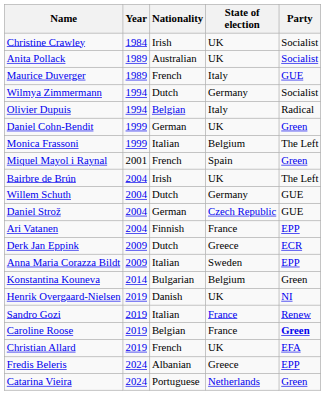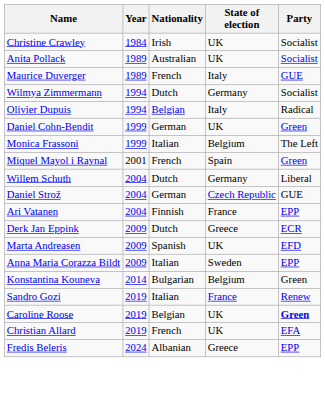- row: (41, 178)
(292, 195) GUE -> (296, 178) Liberal
+ row: (44, 246)
- row: (64, 297)
(223, 331) France -> (215, 314) UK
- row: (39, 382)
